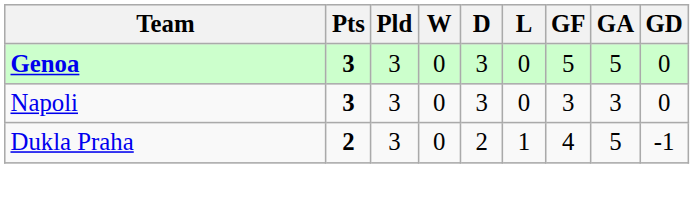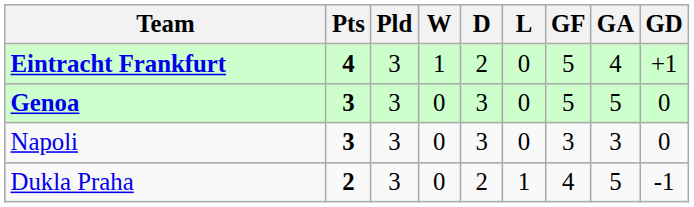+ row: (118, 63)
